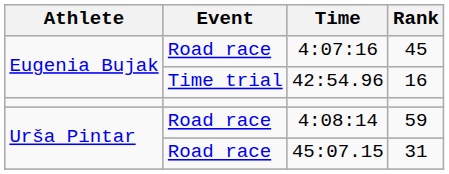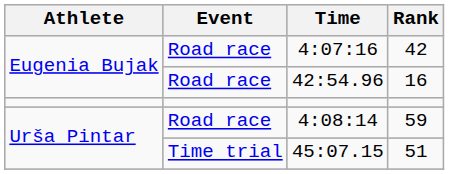(416, 51) 45 -> (416, 51) 42
(225, 82) Time trial -> (220, 82) Road race
(220, 153) Road race -> (225, 153) Time trial
(416, 153) 31 -> (416, 153) 51
